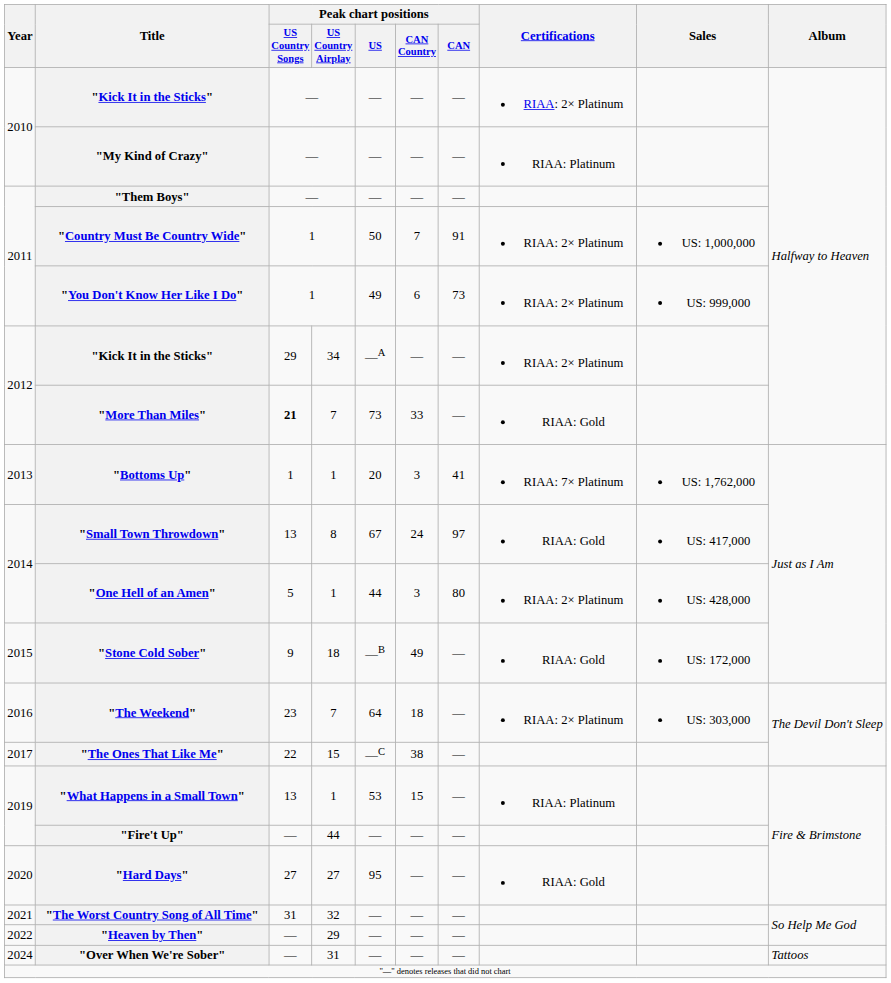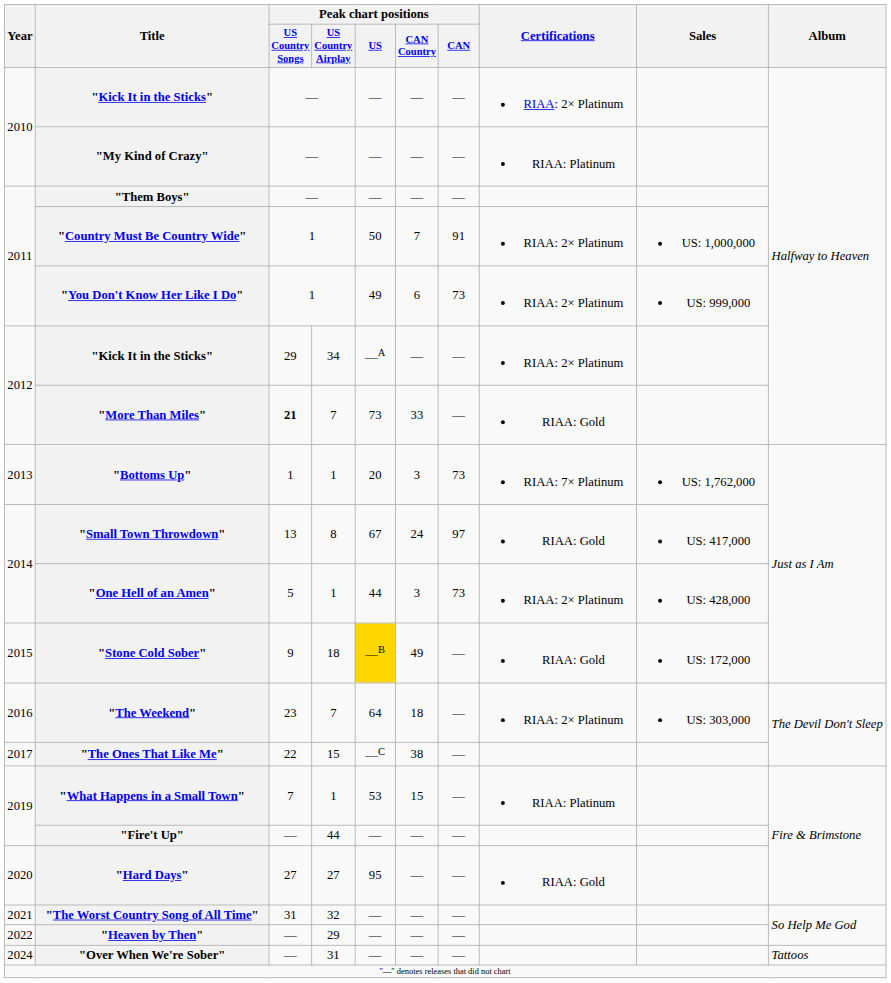(459, 474) 41 -> (459, 474) 73
(459, 593) 80 -> (459, 593) 73
(375, 653) no background -> (375, 653) gold background
(290, 795) 13 -> (290, 795) 7
